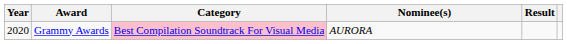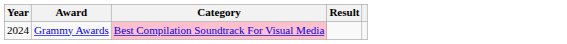- column: (424, 13)
(18, 30) 2020 -> (18, 30) 2024
